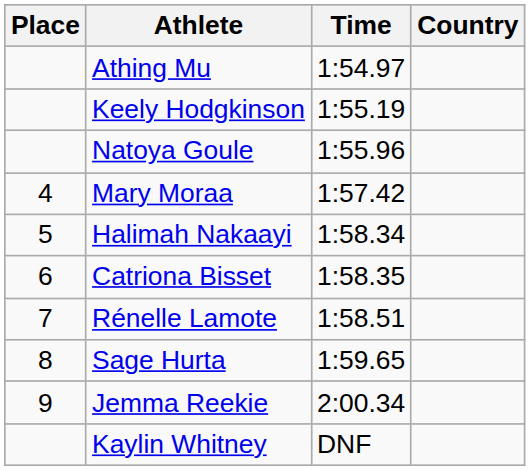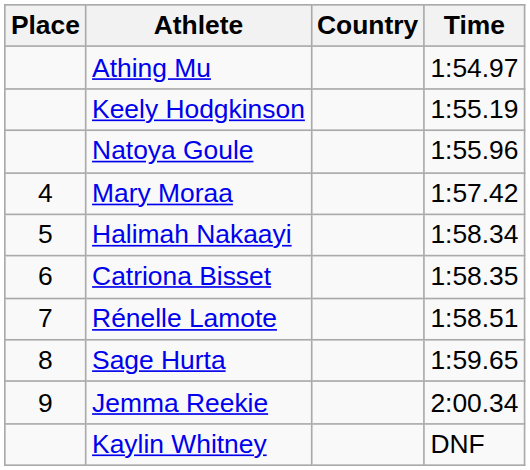columns swapped: (468, 25) <-> (361, 25)
